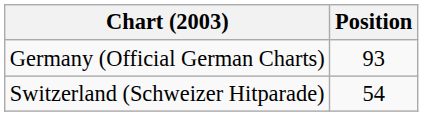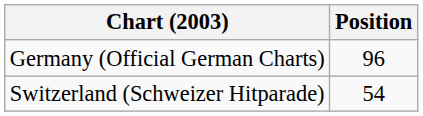(374, 57) 93 -> (374, 57) 96
